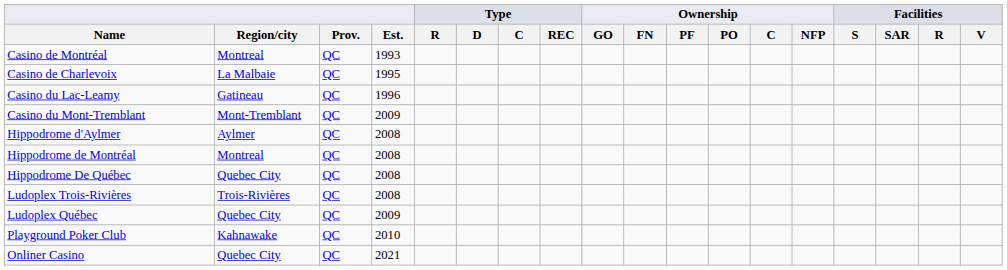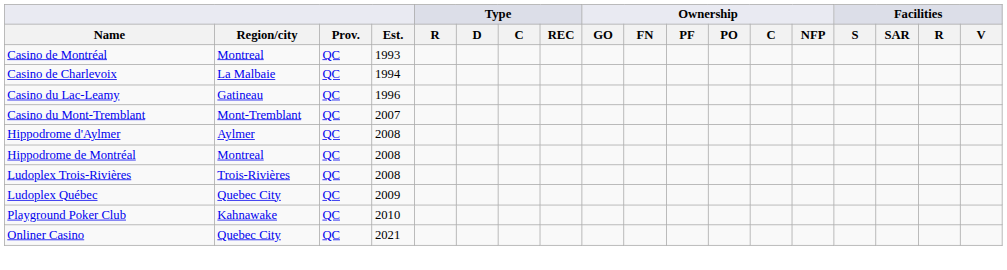(388, 74) 1995 -> (388, 74) 1994
(388, 114) 2009 -> (388, 114) 2007
- row: (69, 174)
